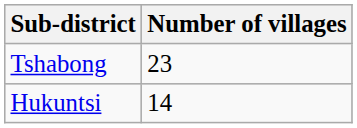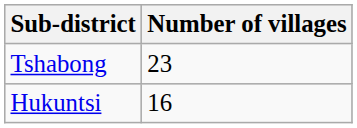(160, 102) 14 -> (160, 102) 16
